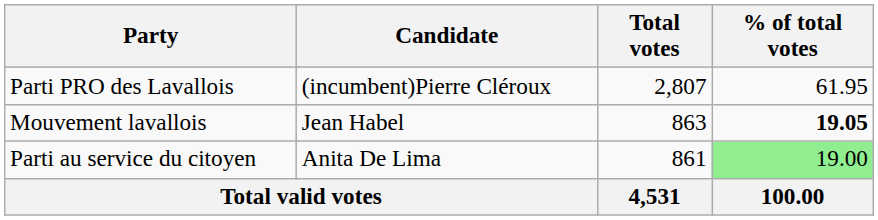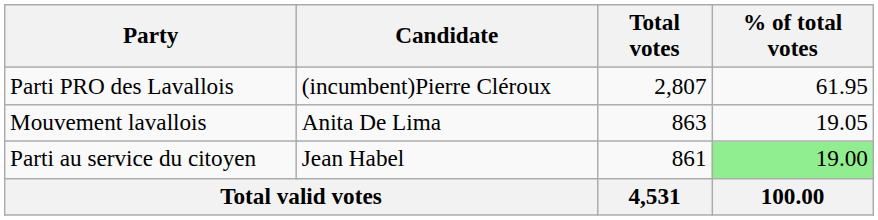(353, 122) Jean Habel -> (371, 122) Anita De Lima
(842, 122) bold -> (842, 122) normal
(371, 159) Anita De Lima -> (353, 159) Jean Habel
